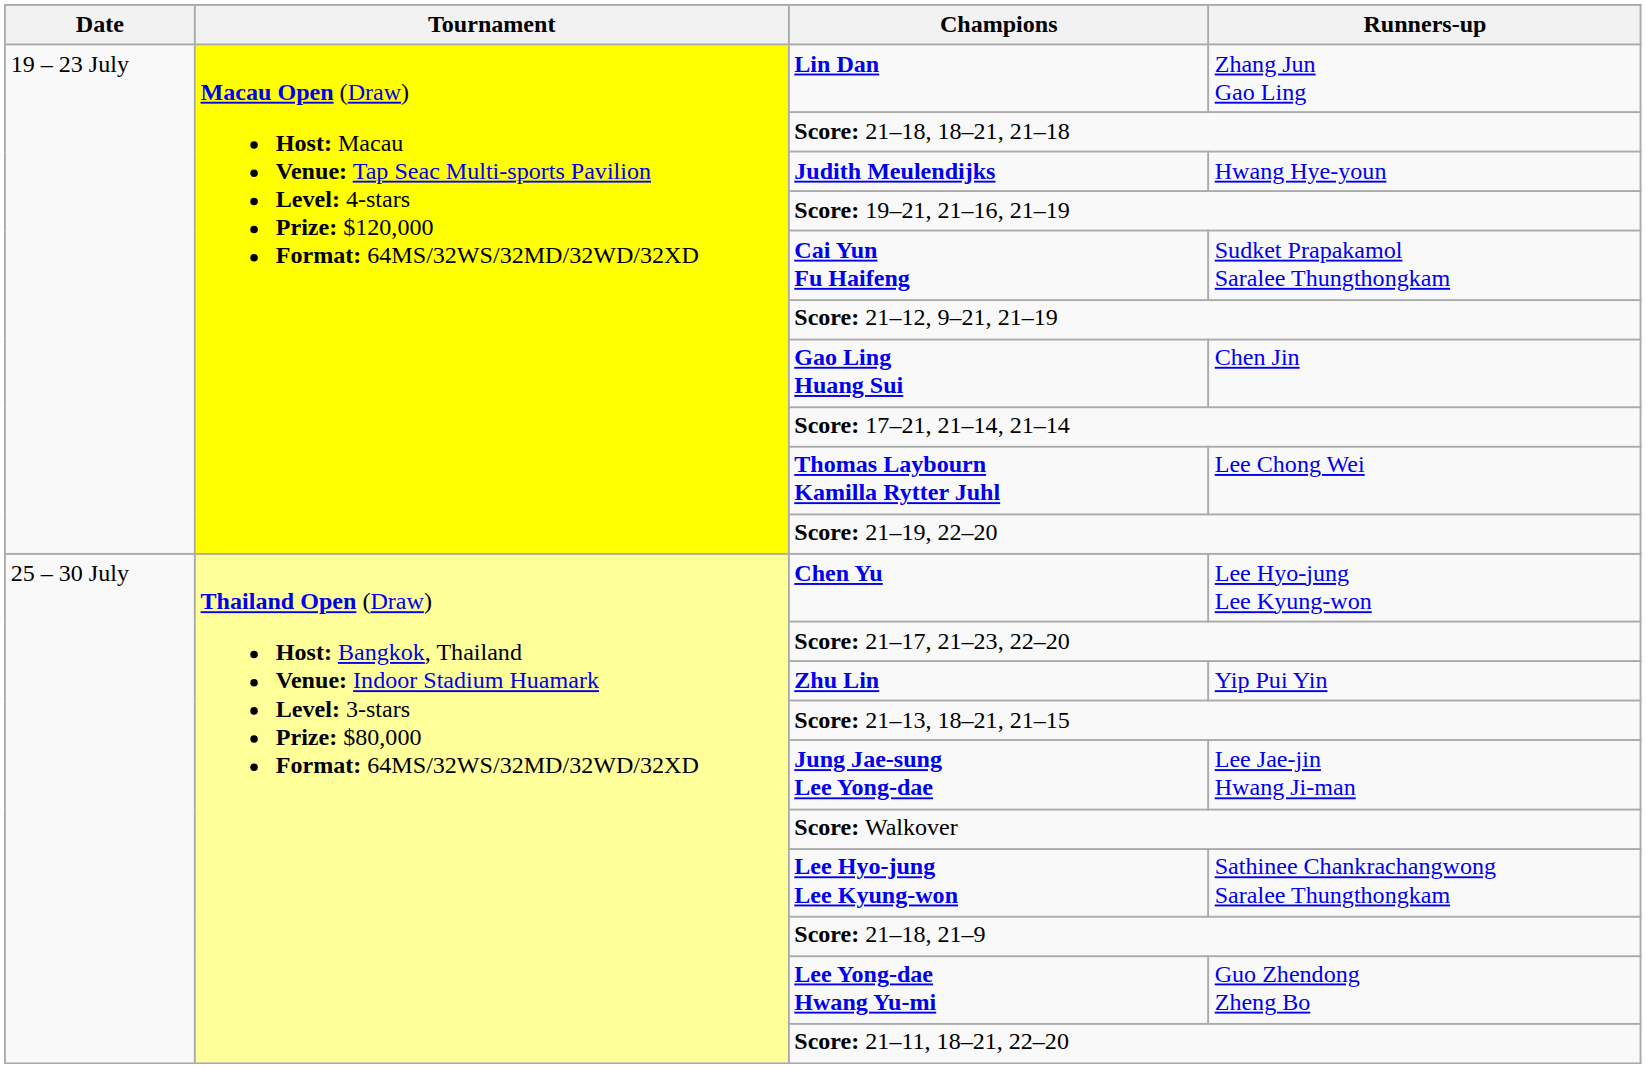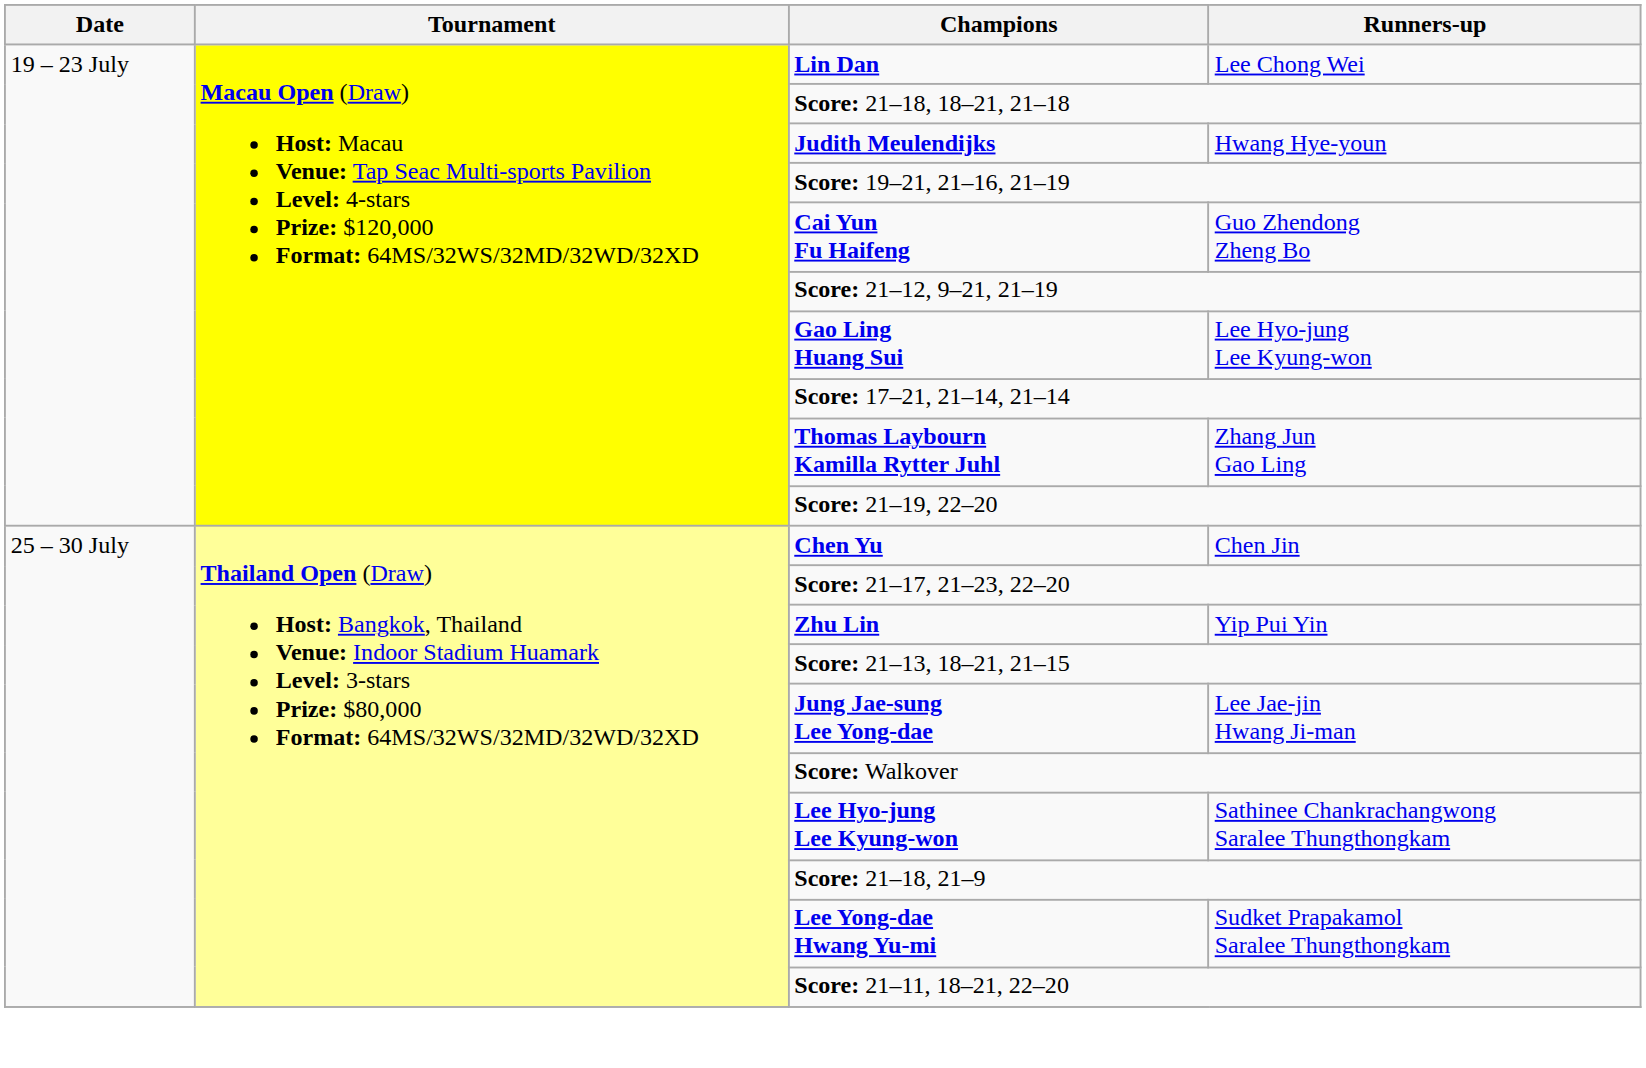(1265, 77) Zhang Jun Gao Ling -> (1290, 63) Lee Chong Wei
(1332, 264) Sudket Prapakamol Saralee Thungthongkam -> (1287, 236) Guo Zhendong Zheng Bo
(1257, 358) Chen Jin -> (1293, 344) Lee Hyo-jung Lee Kyung-won
(1290, 465) Lee Chong Wei -> (1265, 451) Zhang Jun Gao Ling
(1293, 587) Lee Hyo-jung Lee Kyung-won -> (1257, 544) Chen Jin
(1287, 989) Guo Zhendong Zheng Bo -> (1332, 932) Sudket Prapakamol Saralee Thungthongkam
